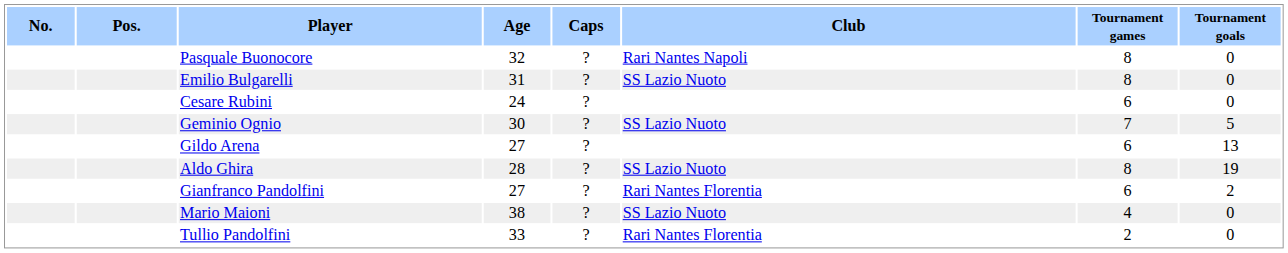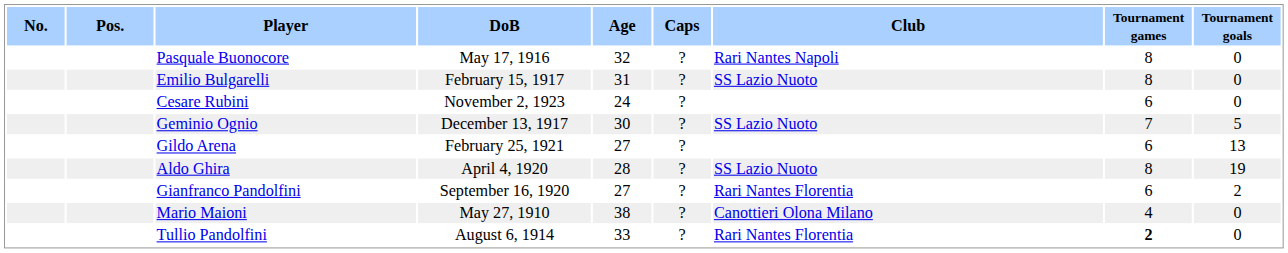+ column: (505, 26)
(674, 213) SS Lazio Nuoto -> (793, 213) Canottieri Olona Milano
(1128, 235) normal -> (1149, 235) bold
